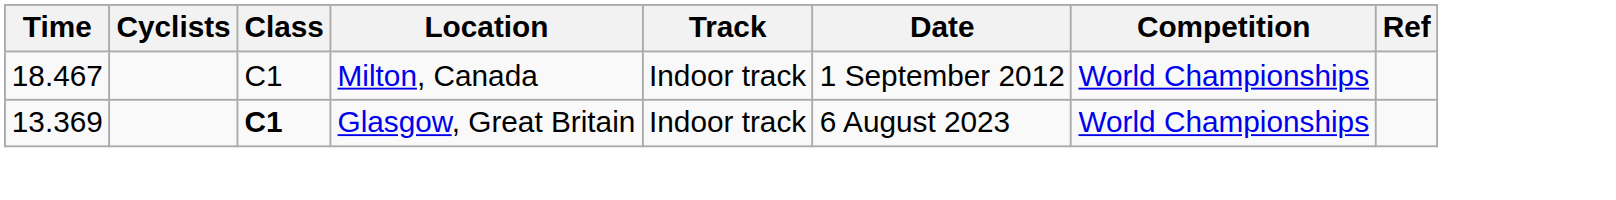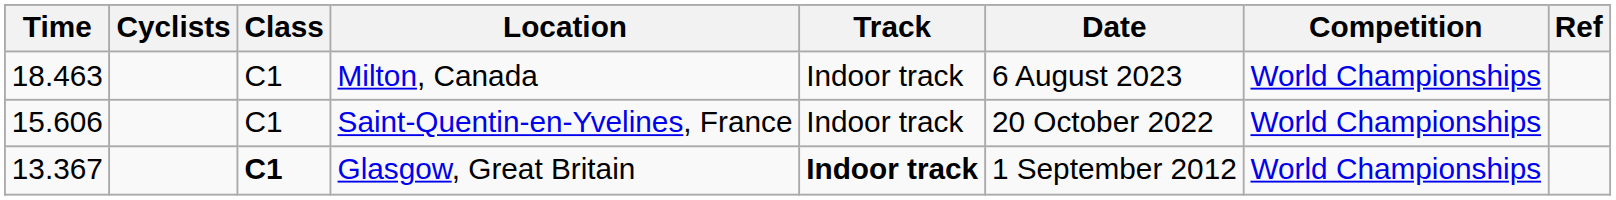(57, 75) 18.467 -> (57, 75) 18.463
(942, 75) 1 September 2012 -> (1087, 75) 6 August 2023
+ row: (565, 122)
(57, 122) 13.369 -> (57, 169) 13.367
(728, 122) normal -> (892, 169) bold
(915, 122) 6 August 2023 -> (1114, 169) 1 September 2012
